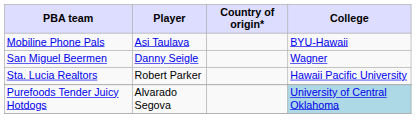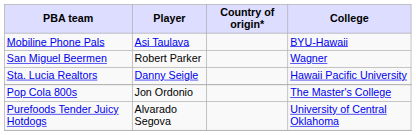(166, 59) Danny Seigle -> (168, 59) Robert Parker
(168, 76) Robert Parker -> (166, 76) Danny Seigle
+ row: (42, 93)
(338, 99) lightblue background -> (338, 116) no background
